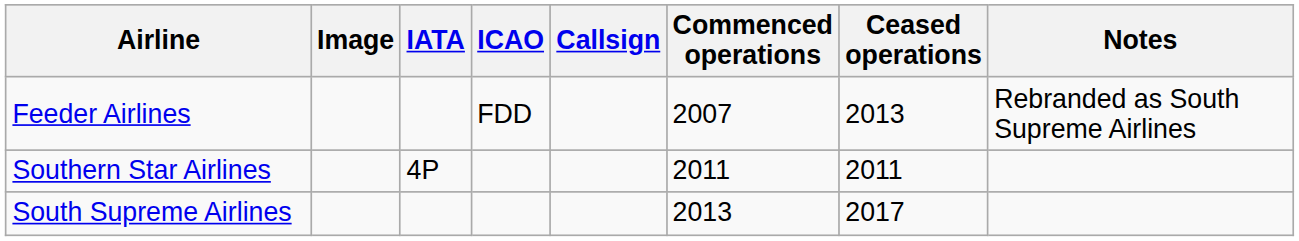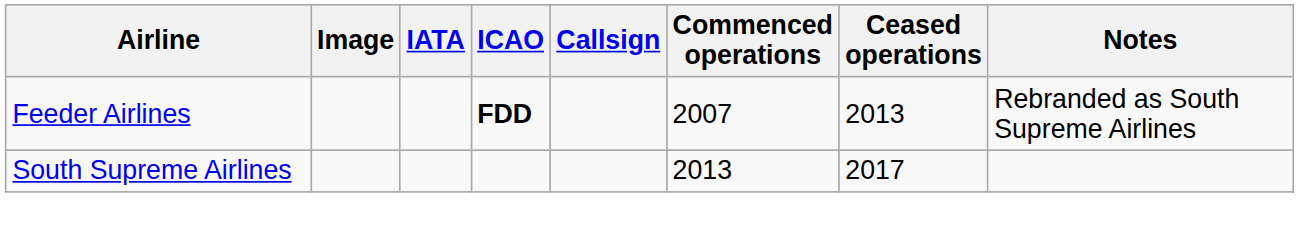(505, 113) normal -> (505, 113) bold
- row: (142, 170)
